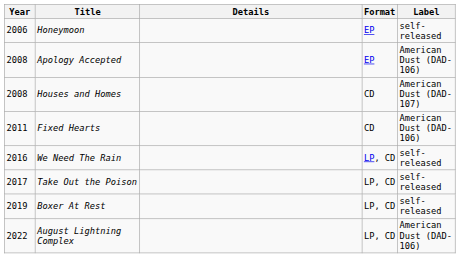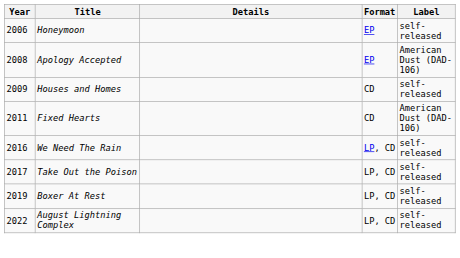(17, 94) 2008 -> (17, 89) 2009
(426, 94) American Dust (DAD-107) -> (420, 89) self-released
(426, 236) American Dust (DAD-106) -> (420, 220) self-released
